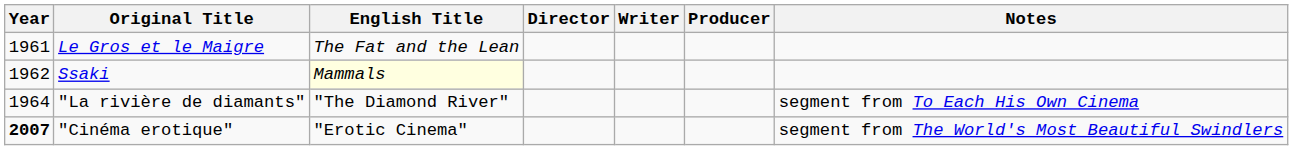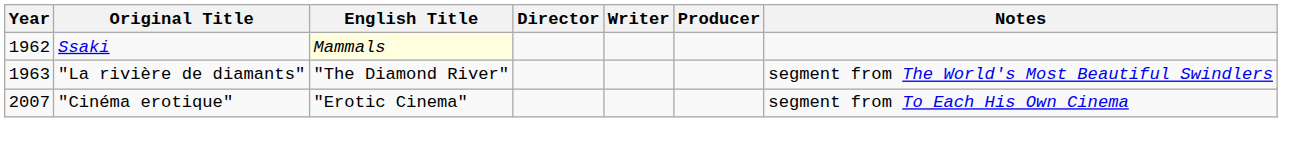- row: (161, 47)
(29, 103) 1964 -> (29, 75) 1963
(959, 103) segment from To Each His Own Cinema -> (1021, 75) segment from The World's Most Beautiful Swindlers
(29, 131) bold -> (29, 103) normal
(1031, 131) segment from The World's Most Beautiful Swindlers -> (949, 103) segment from To Each His Own Cinema
